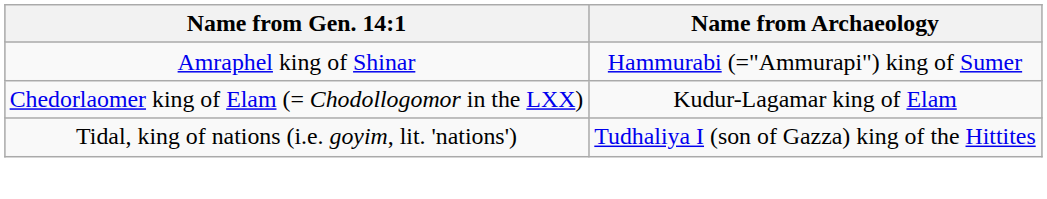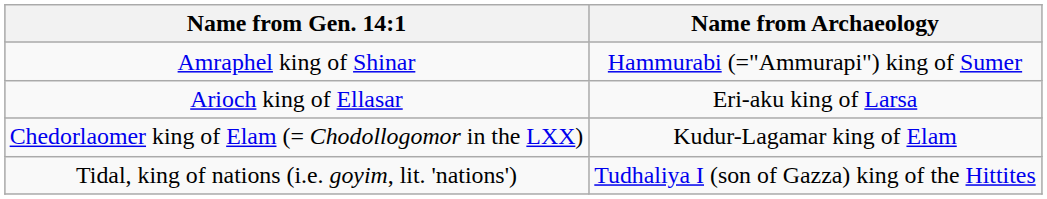+ row: (296, 99)
